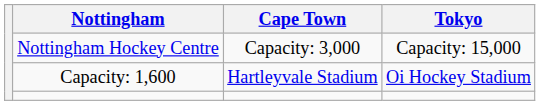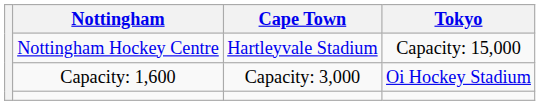(302, 47) Capacity: 3,000 -> (302, 47) Hartleyvale Stadium
(302, 76) Hartleyvale Stadium -> (302, 76) Capacity: 3,000
